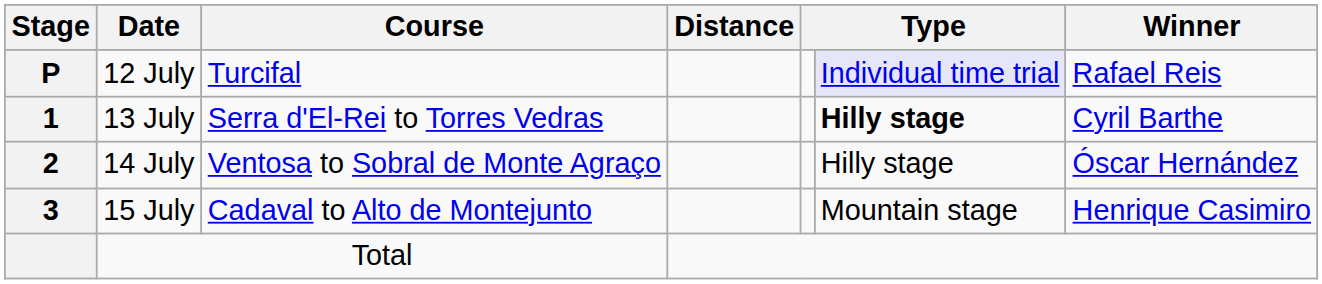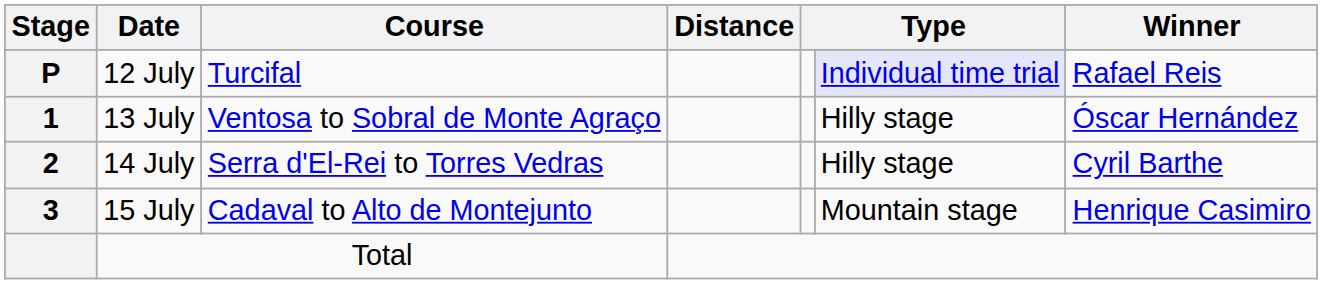(406, 118) Serra d'El-Rei to Torres Vedras -> (434, 118) Ventosa to Sobral de Monte Agraço
(893, 118) bold -> (887, 118) normal
(1148, 118) Cyril Barthe -> (1185, 118) Óscar Hernández
(434, 164) Ventosa to Sobral de Monte Agraço -> (406, 164) Serra d'El-Rei to Torres Vedras
(1185, 164) Óscar Hernández -> (1148, 164) Cyril Barthe
